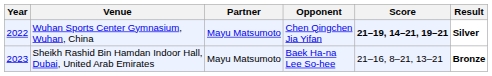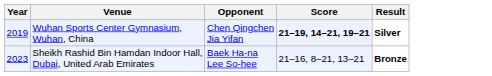- column: (244, 12)
(17, 33) 2022 -> (17, 33) 2019
